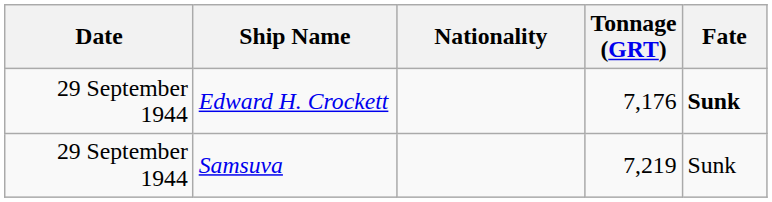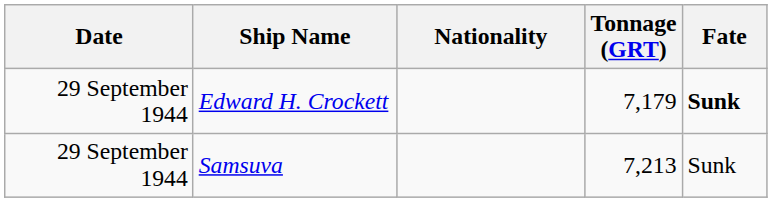(650, 100) 7,176 -> (650, 100) 7,179
(650, 164) 7,219 -> (650, 164) 7,213
